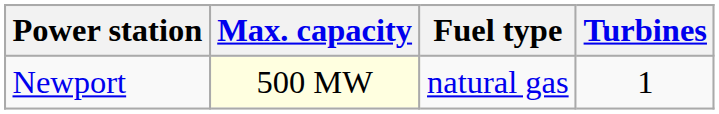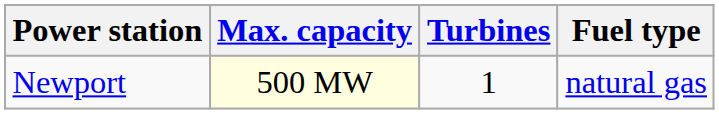columns swapped: (645, 30) <-> (498, 30)
